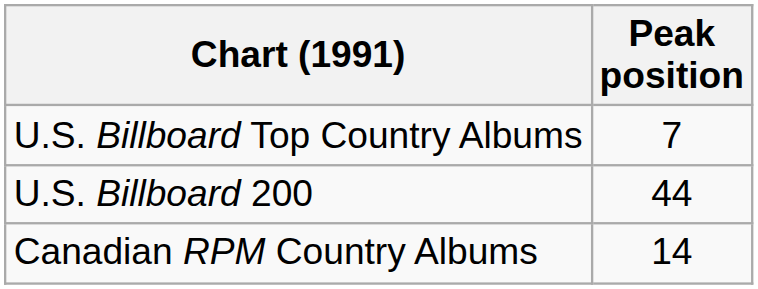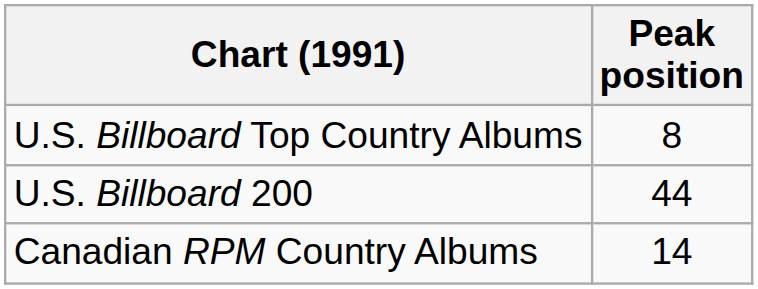(672, 134) 7 -> (672, 134) 8
